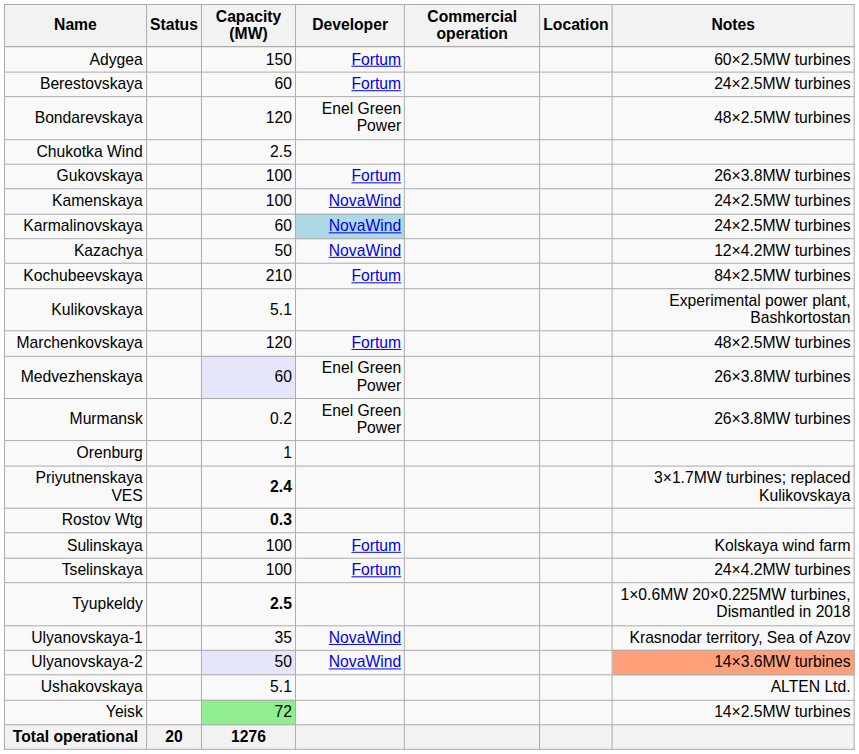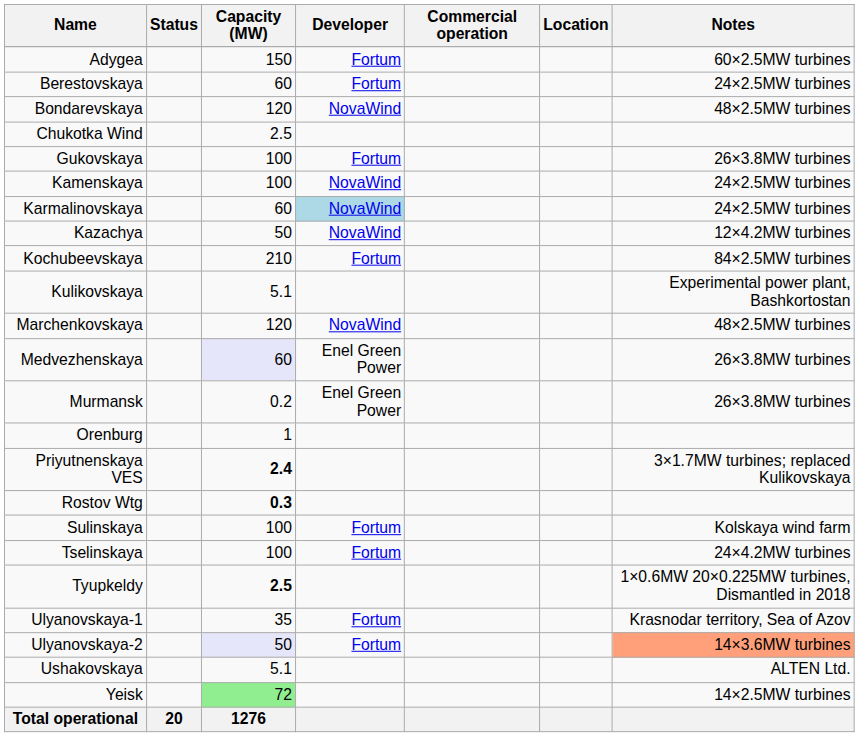(361, 117) Enel Green Power -> (365, 109) NovaWind
(376, 343) Fortum -> (365, 325) NovaWind
(365, 637) NovaWind -> (376, 620) Fortum
(365, 662) NovaWind -> (376, 644) Fortum
